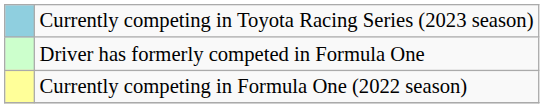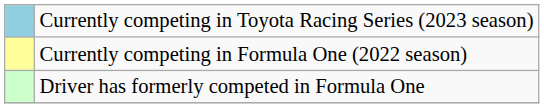rows swapped: (253, 86) <-> (232, 53)
